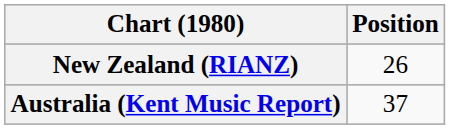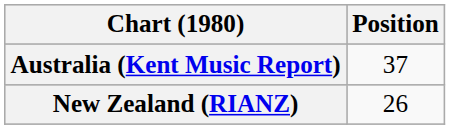rows swapped: (176, 104) <-> (176, 64)
